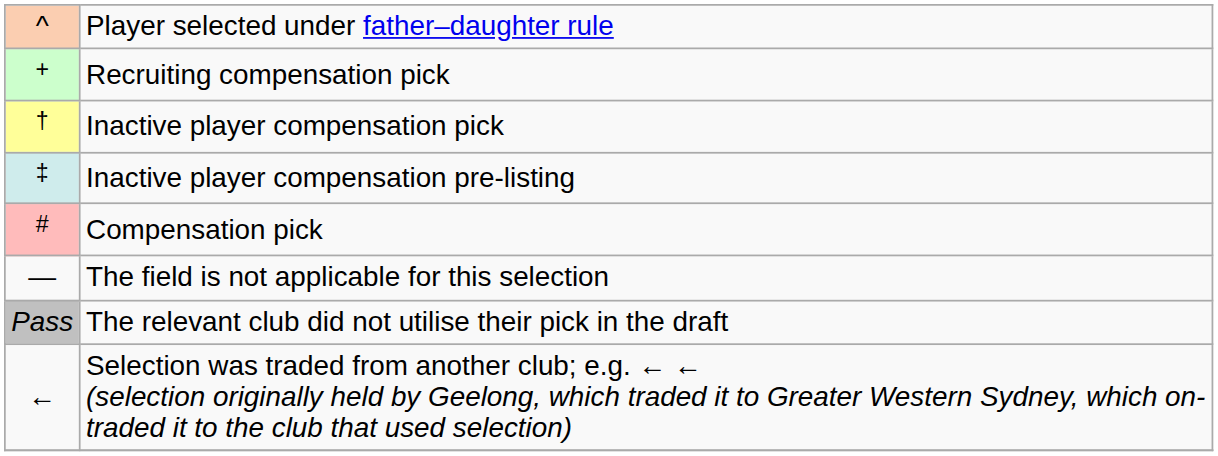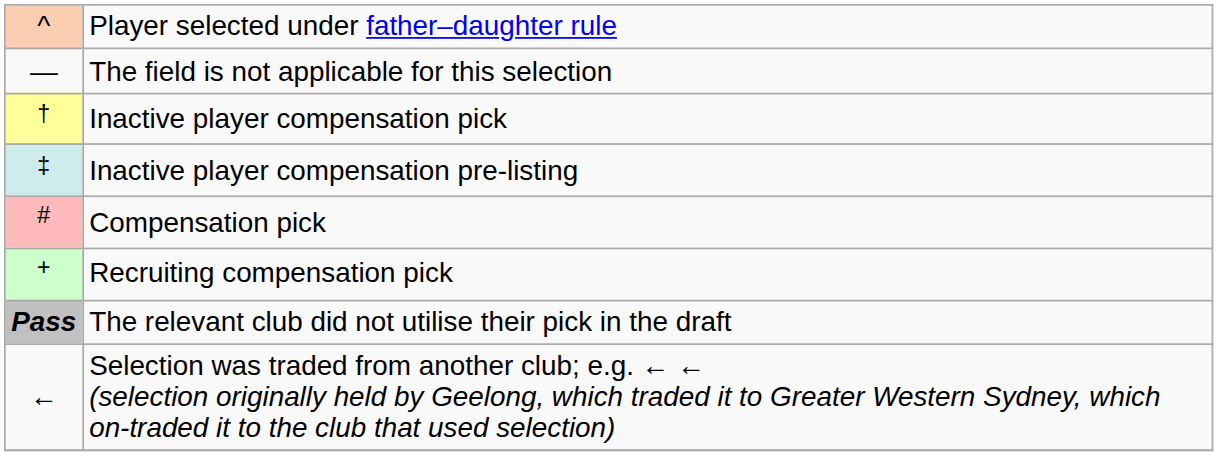rows swapped: (268, 74) <-> (348, 277)
(42, 321) normal -> (44, 321) bold
